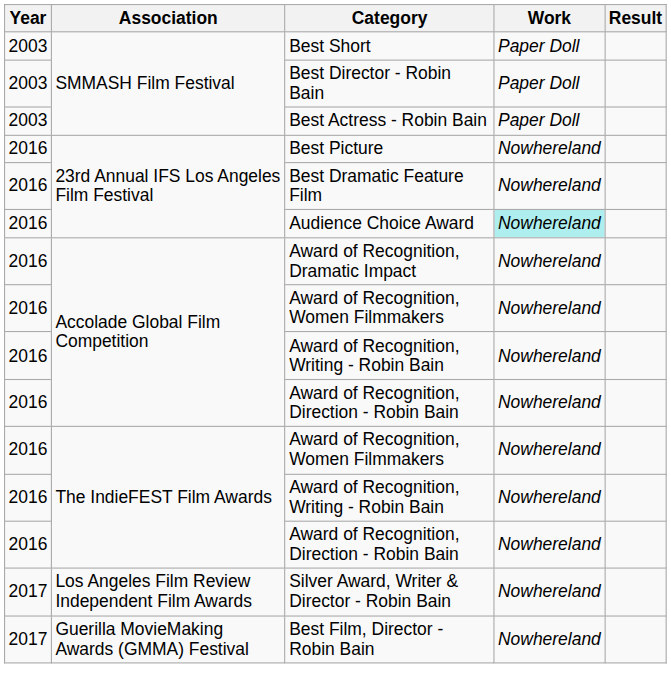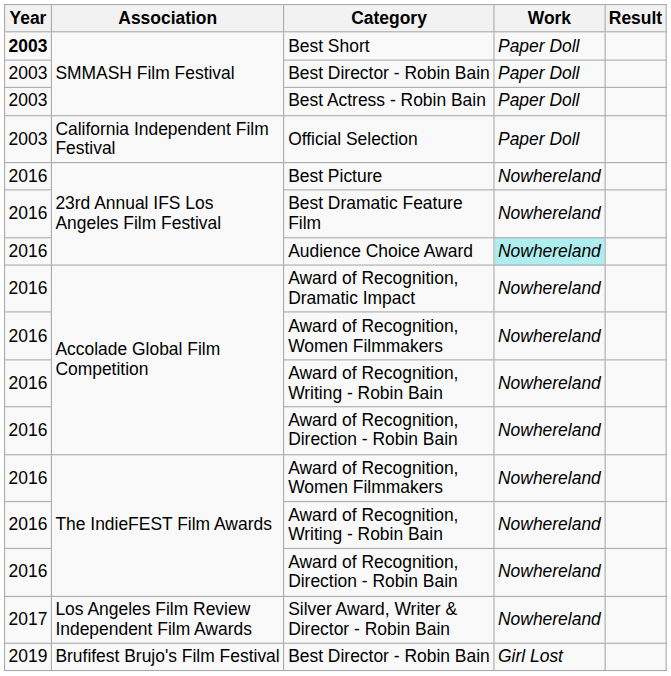(28, 45) normal -> (28, 45) bold
+ row: (162, 138)
- row: (152, 639)
+ row: (168, 657)
